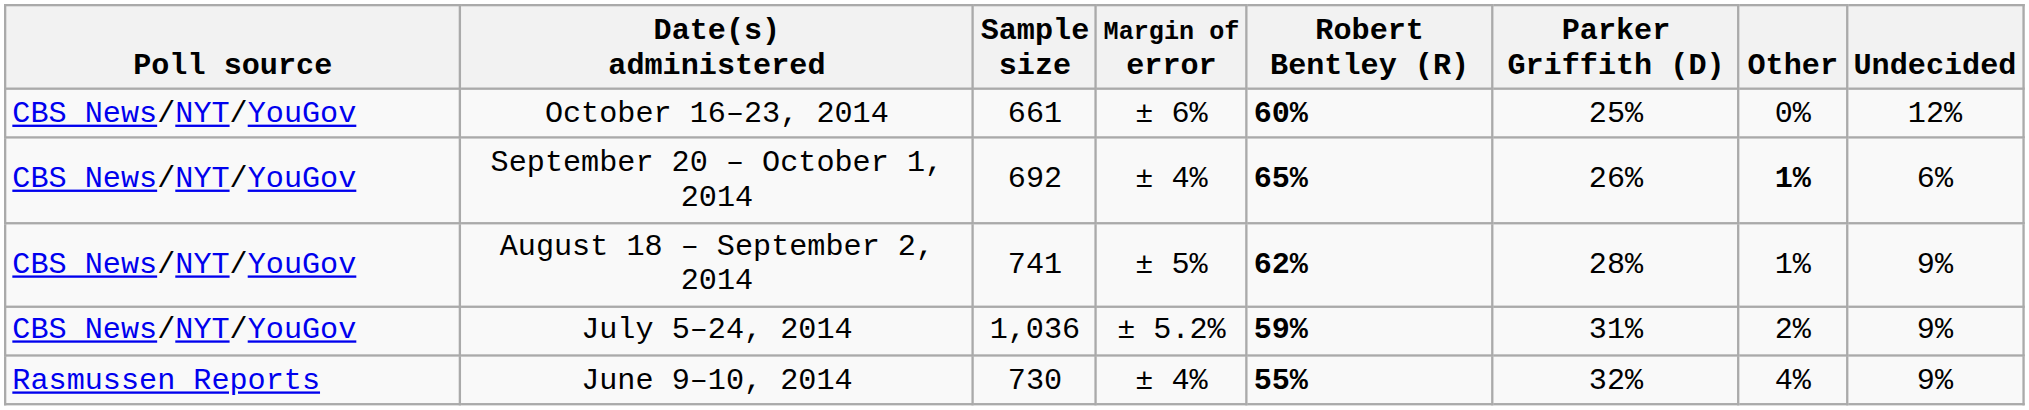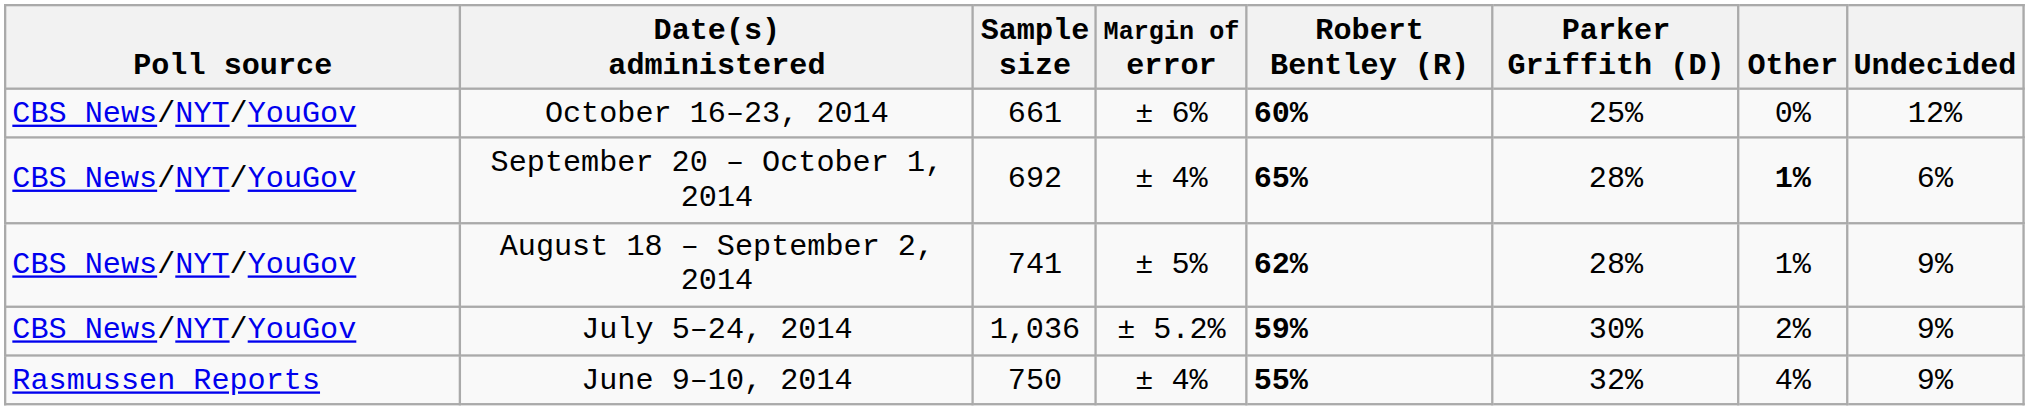(1616, 180) 26% -> (1616, 180) 28%
(1616, 331) 31% -> (1616, 331) 30%
(1035, 380) 730 -> (1035, 380) 750
